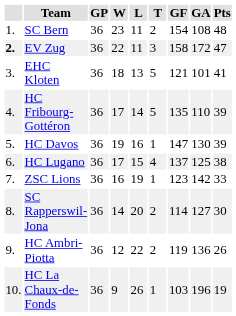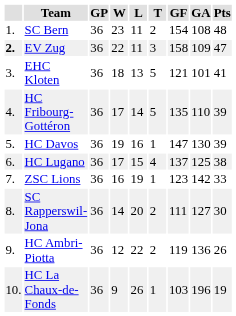(201, 48) 172 -> (201, 48) 109
(178, 211) 114 -> (178, 211) 111
